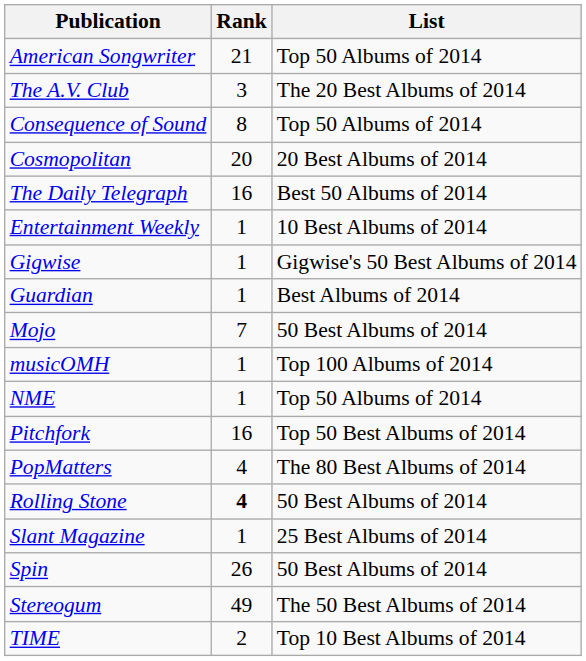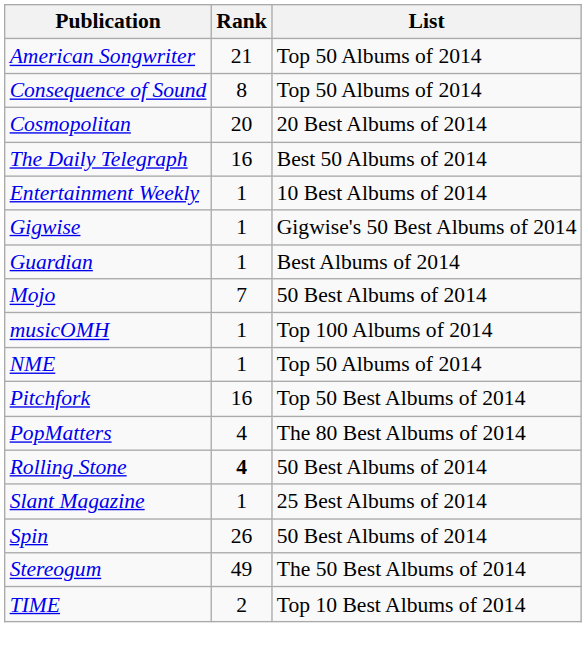- row: (69, 90)
